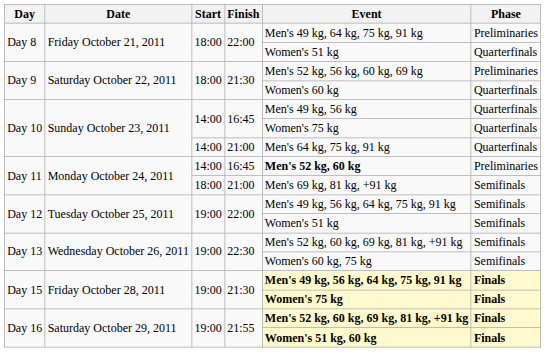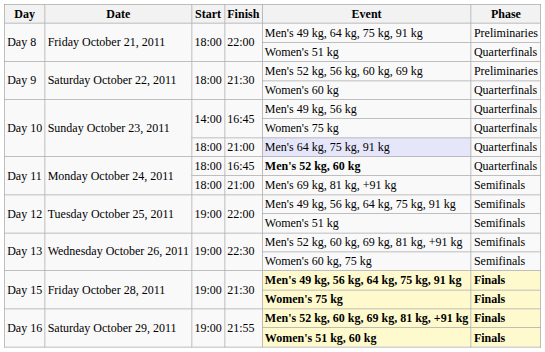(208, 147) 14:00 -> (208, 147) 18:00
(327, 147) no background -> (327, 147) lavender background
(208, 166) 14:00 -> (208, 166) 18:00
(506, 166) Preliminaries -> (506, 166) Quarterfinals
